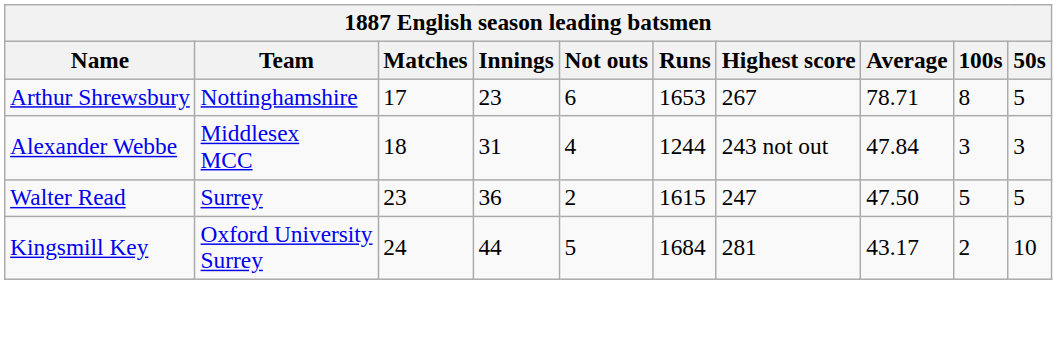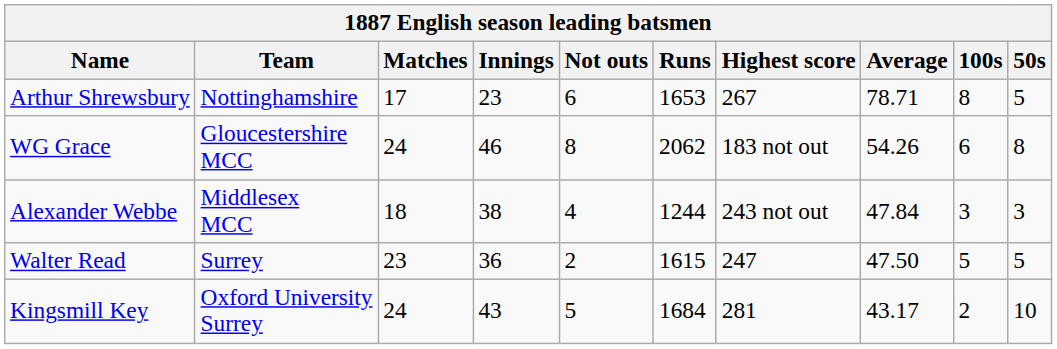+ row: (60, 147)
(490, 147) 31 -> (490, 210) 38
(490, 247) 44 -> (490, 311) 43
